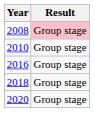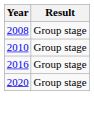(60, 30) pink background -> (60, 30) no background
- row: (18, 82)
